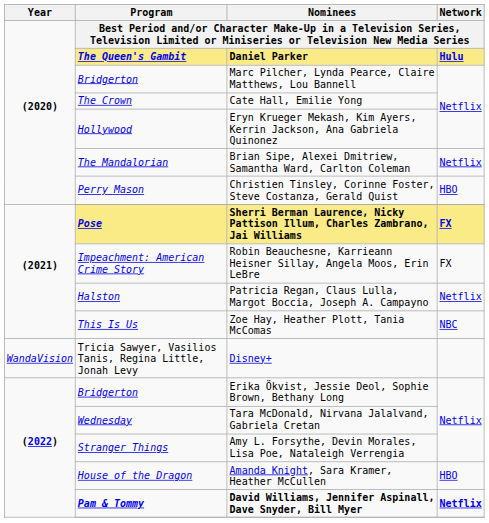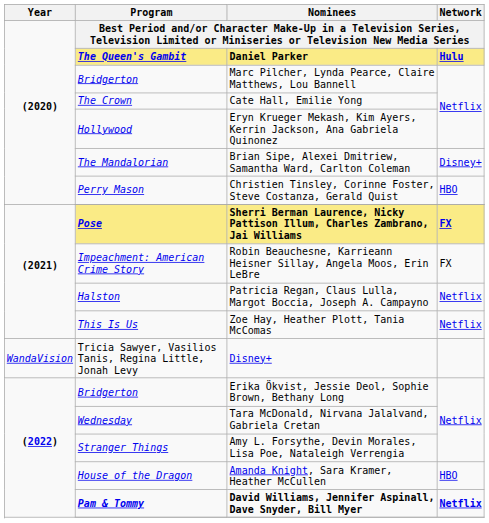(461, 162) Netflix -> (461, 162) Disney+
(449, 325) NBC -> (461, 325) Netflix
